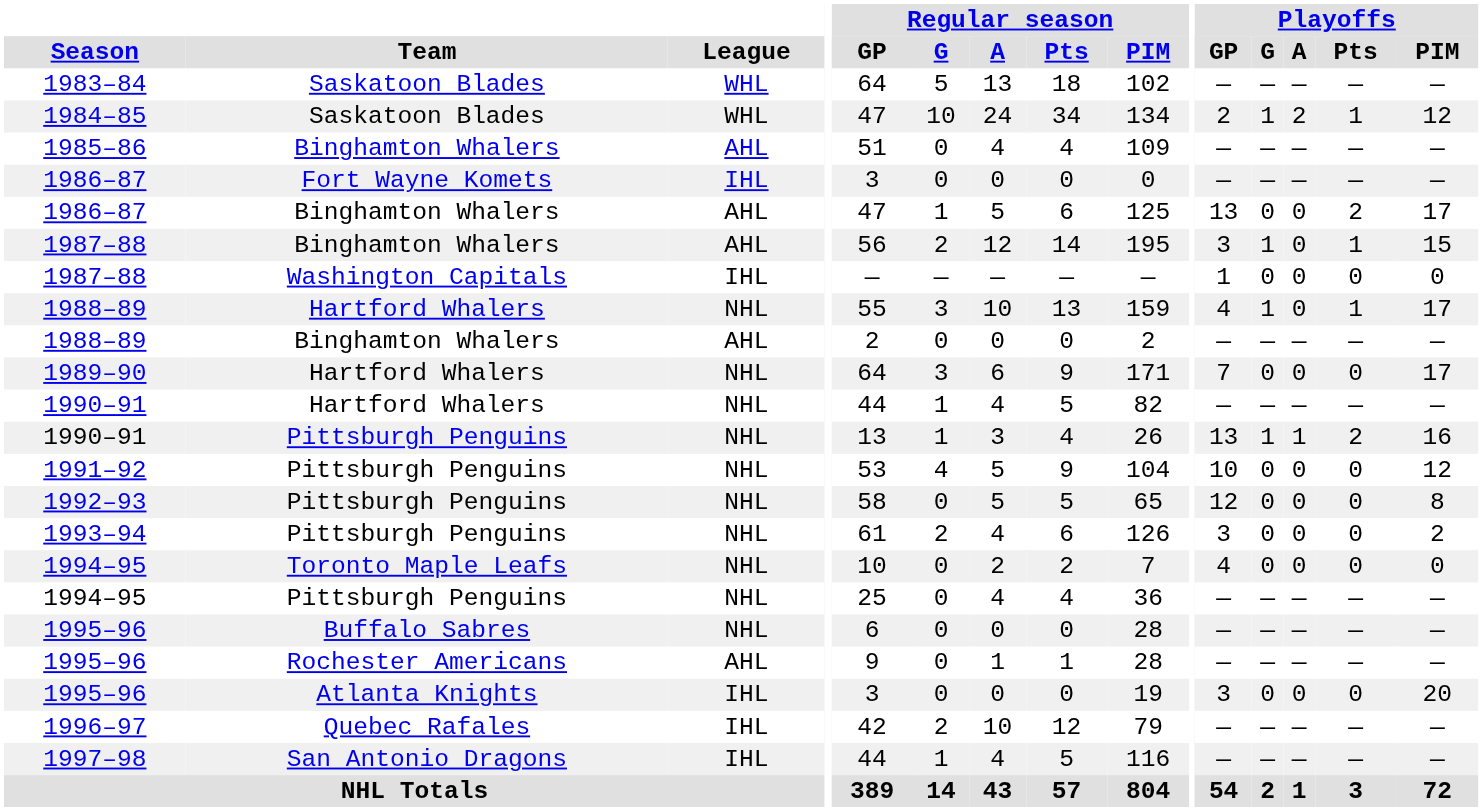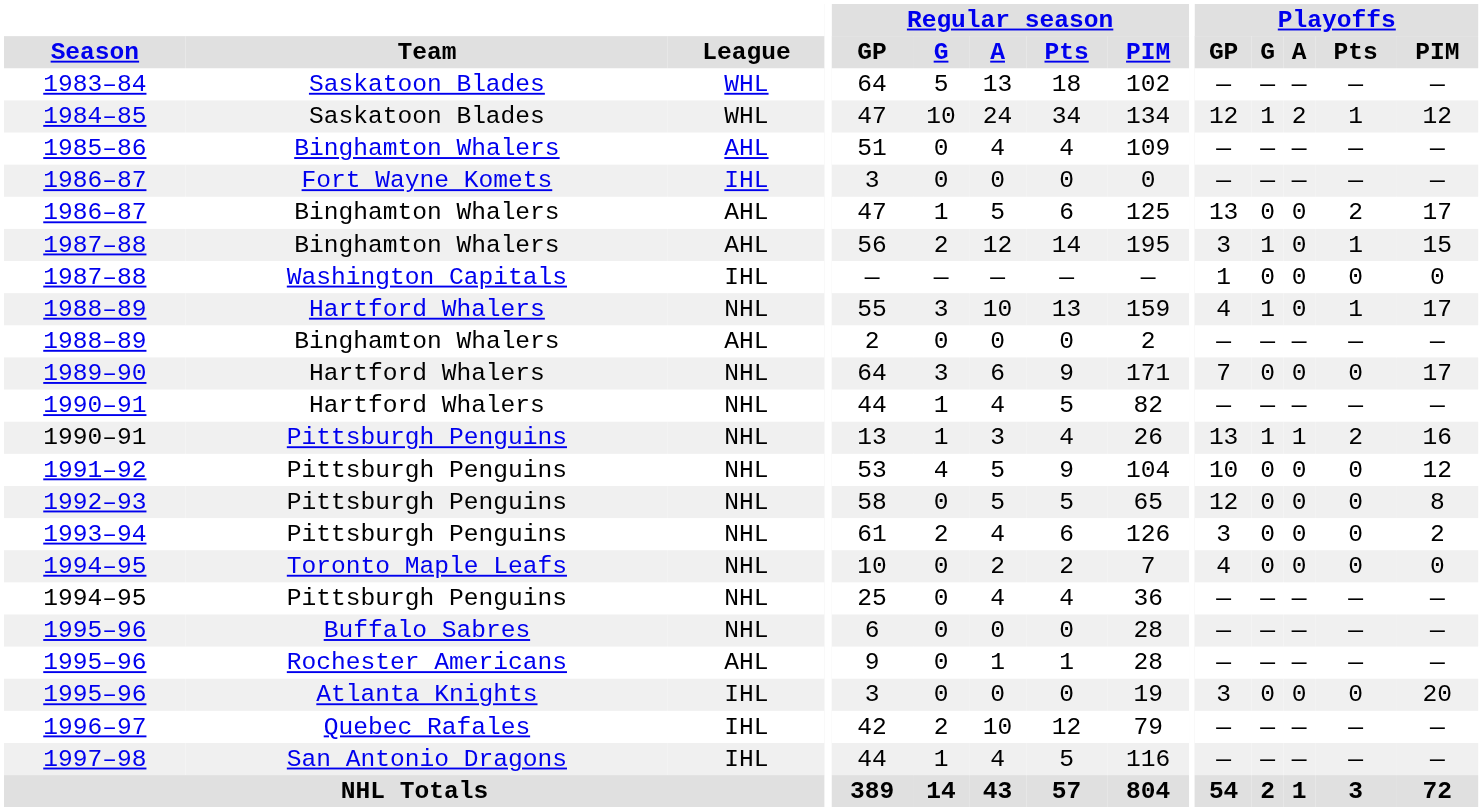(1224, 116) 2 -> (1224, 116) 12
